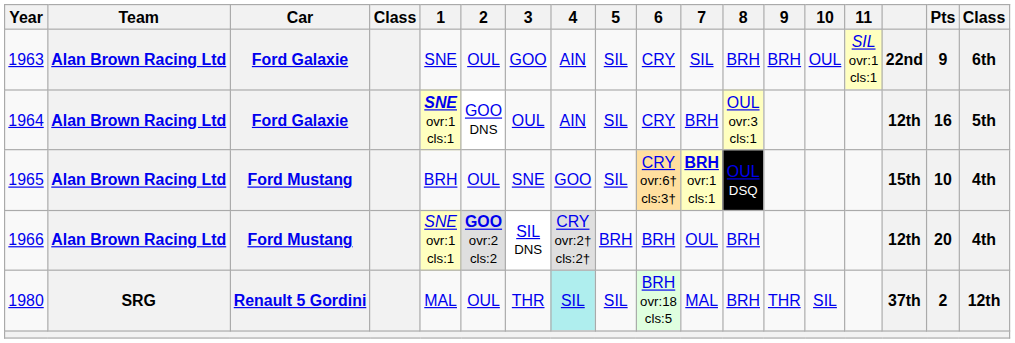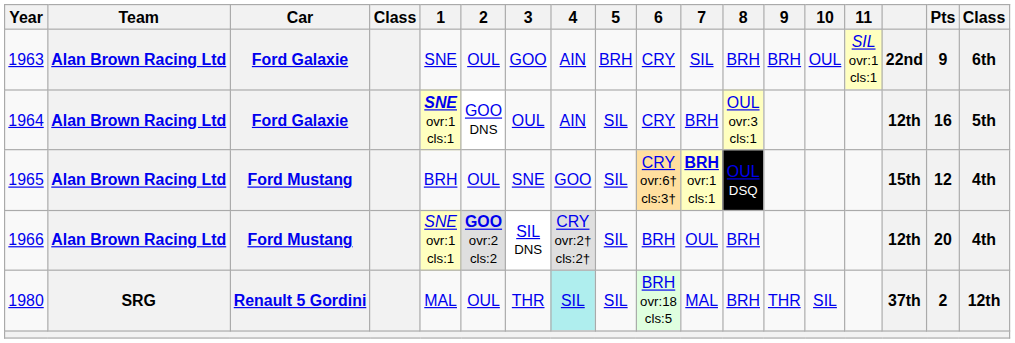(616, 59) SIL -> (616, 59) BRH
(943, 180) 10 -> (943, 180) 12
(616, 240) BRH -> (616, 240) SIL
